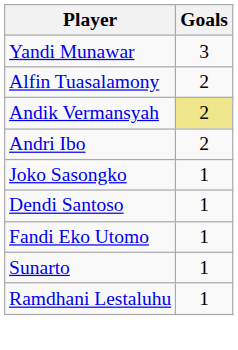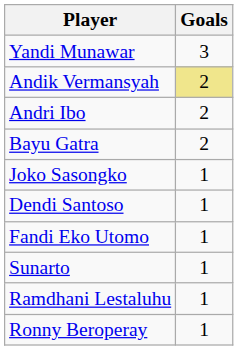- row: (84, 81)
+ row: (54, 143)
+ row: (78, 329)
